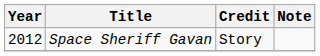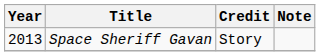(25, 40) 2012 -> (25, 40) 2013
